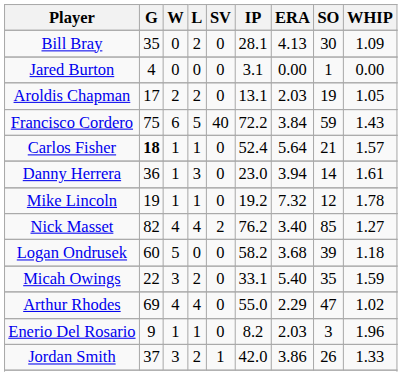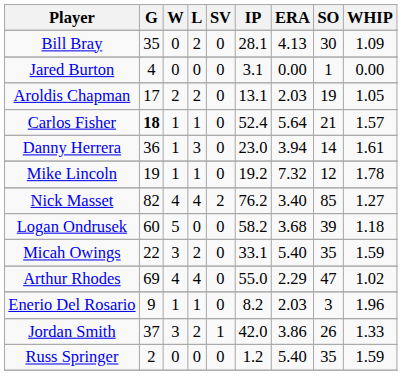- row: (72, 122)
+ row: (72, 357)
